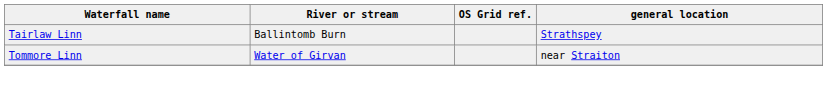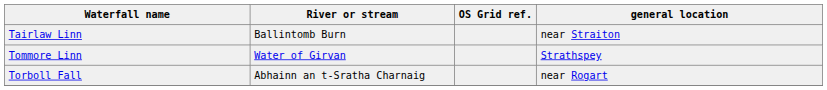(571, 35) Strathspey -> (580, 35) near Straiton
(580, 55) near Straiton -> (571, 55) Strathspey
+ row: (45, 75)
